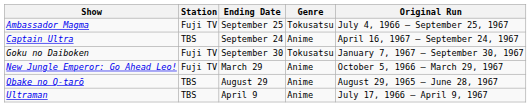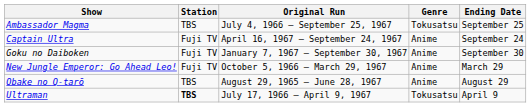columns swapped: (252, 11) <-> (431, 11)
(199, 25) Fuji TV -> (189, 25) TBS
(189, 39) TBS -> (199, 39) Fuji TV
(310, 53) Tokusatsu -> (424, 53) Anime
(189, 95) normal -> (189, 95) bold
(300, 95) Anime -> (434, 95) Tokusatsu
